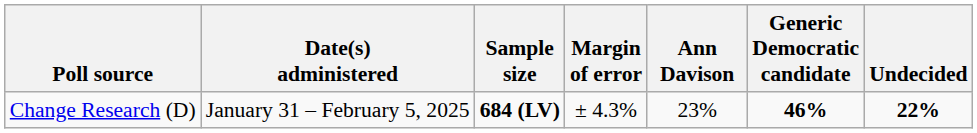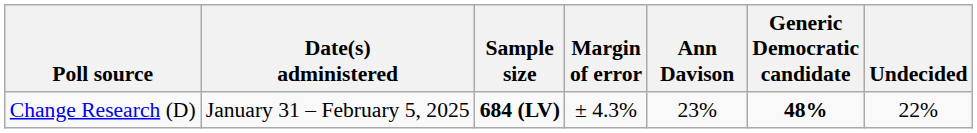(806, 109) 46% -> (806, 109) 48%
(918, 109) bold -> (918, 109) normal
